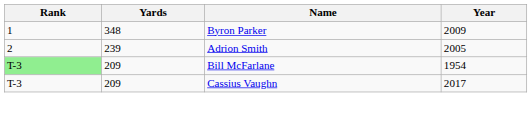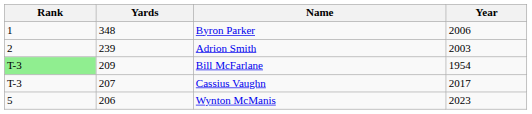(455, 30) 2009 -> (460, 30) 2006
(455, 48) 2005 -> (460, 48) 2003
(112, 83) 209 -> (107, 83) 207
+ row: (236, 100)
